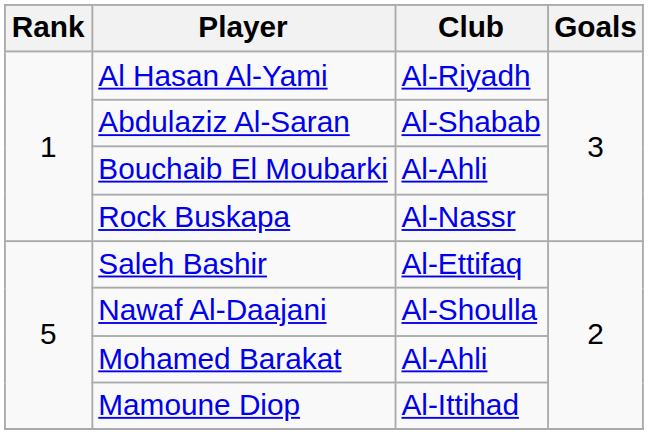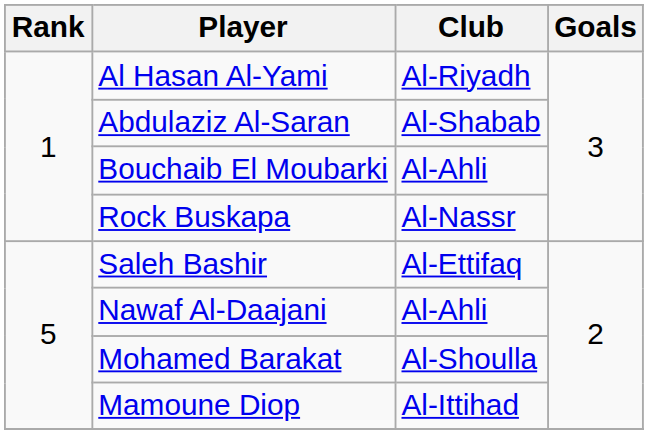(469, 311) Al-Shoulla -> (444, 311) Al-Ahli
(444, 358) Al-Ahli -> (469, 358) Al-Shoulla
